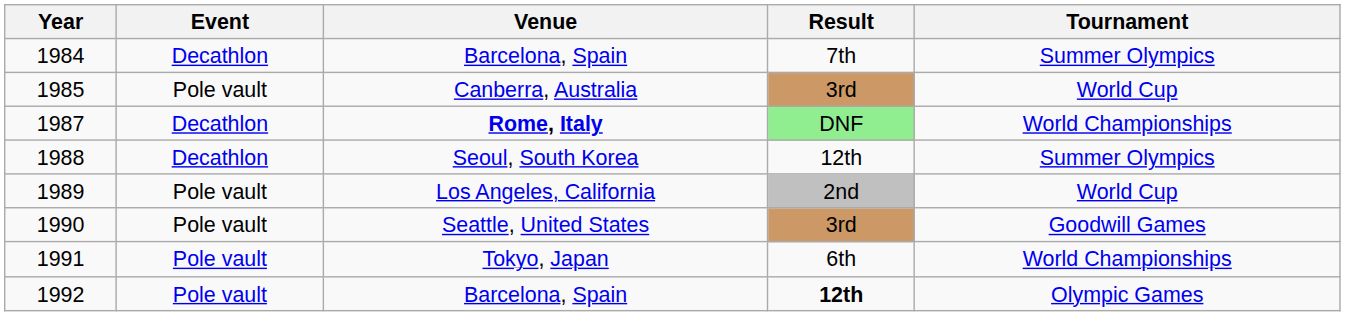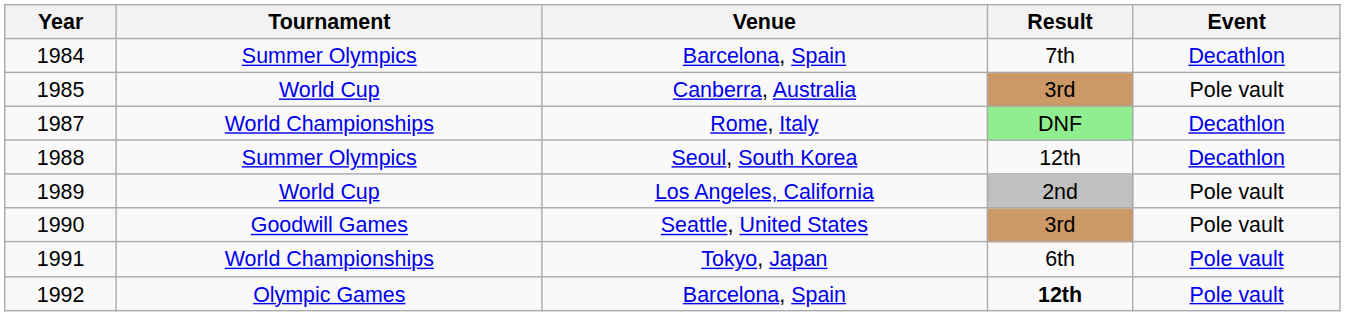columns swapped: (1127, 22) <-> (220, 22)
(546, 124) bold -> (764, 124) normal
